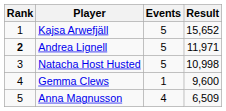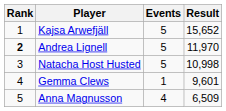(203, 47) 11,971 -> (203, 47) 11,970
(206, 81) 9,600 -> (206, 81) 9,601
